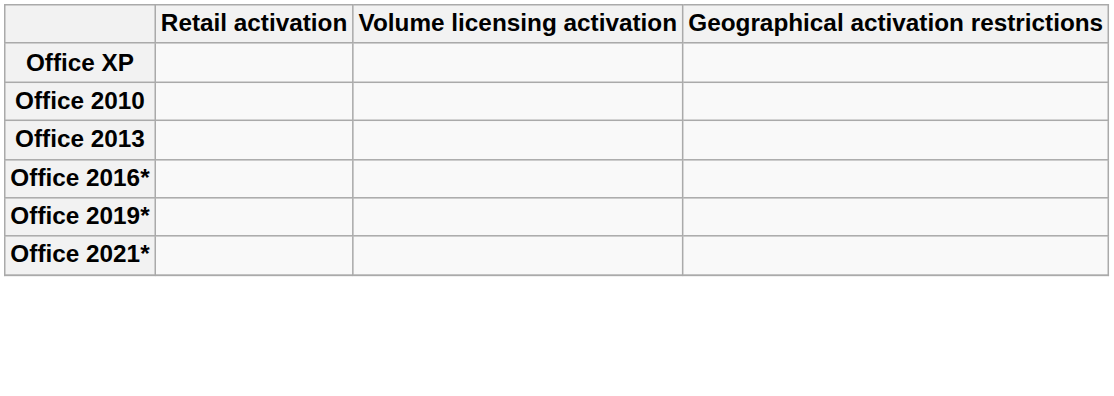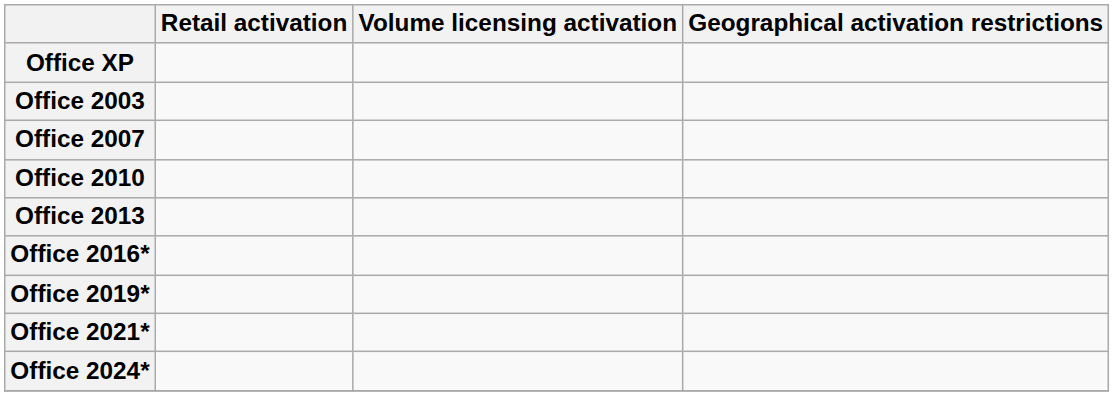+ row: (80, 100)
+ row: (80, 139)
+ row: (80, 370)
